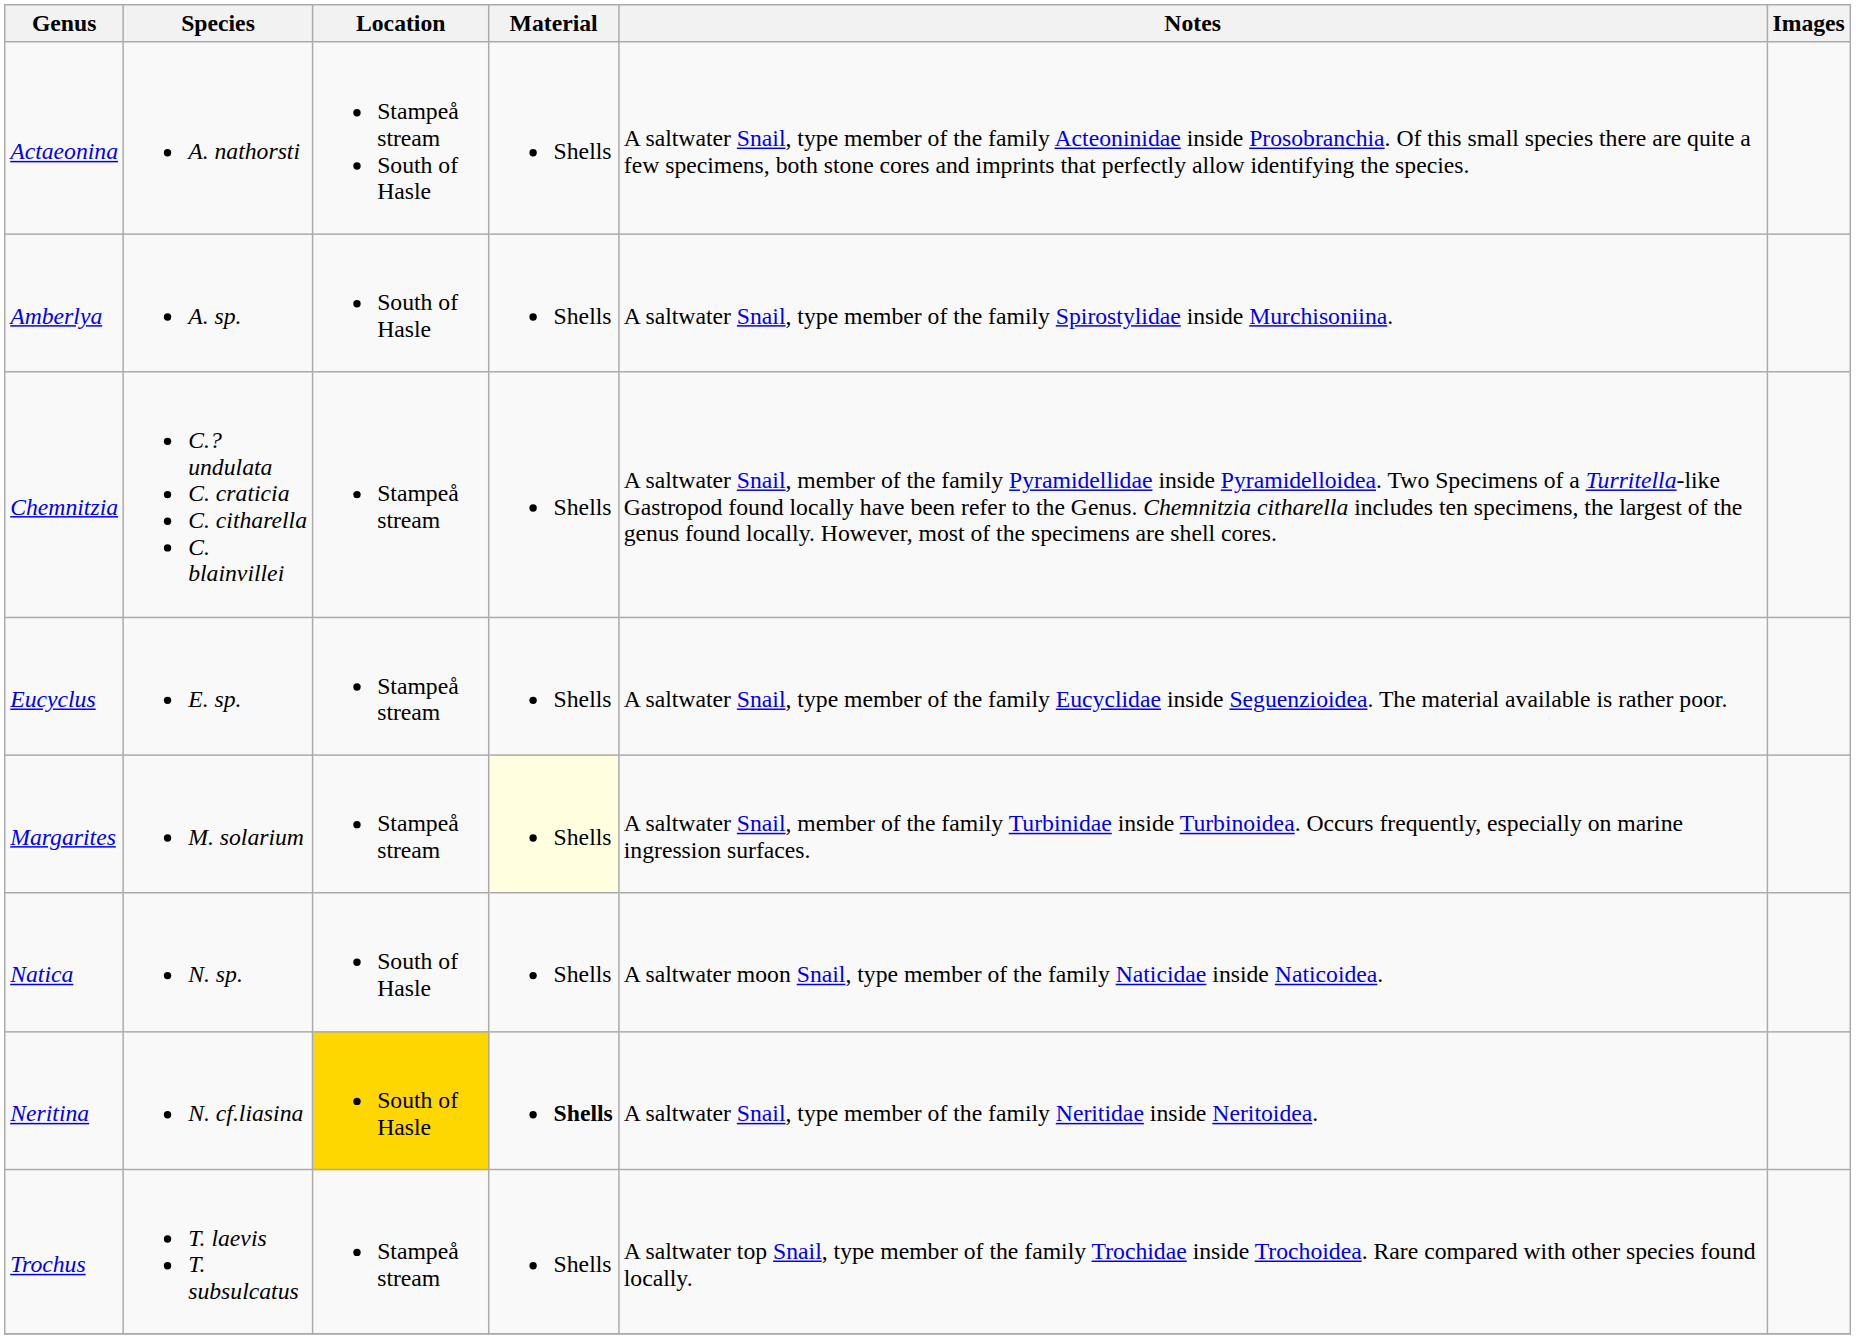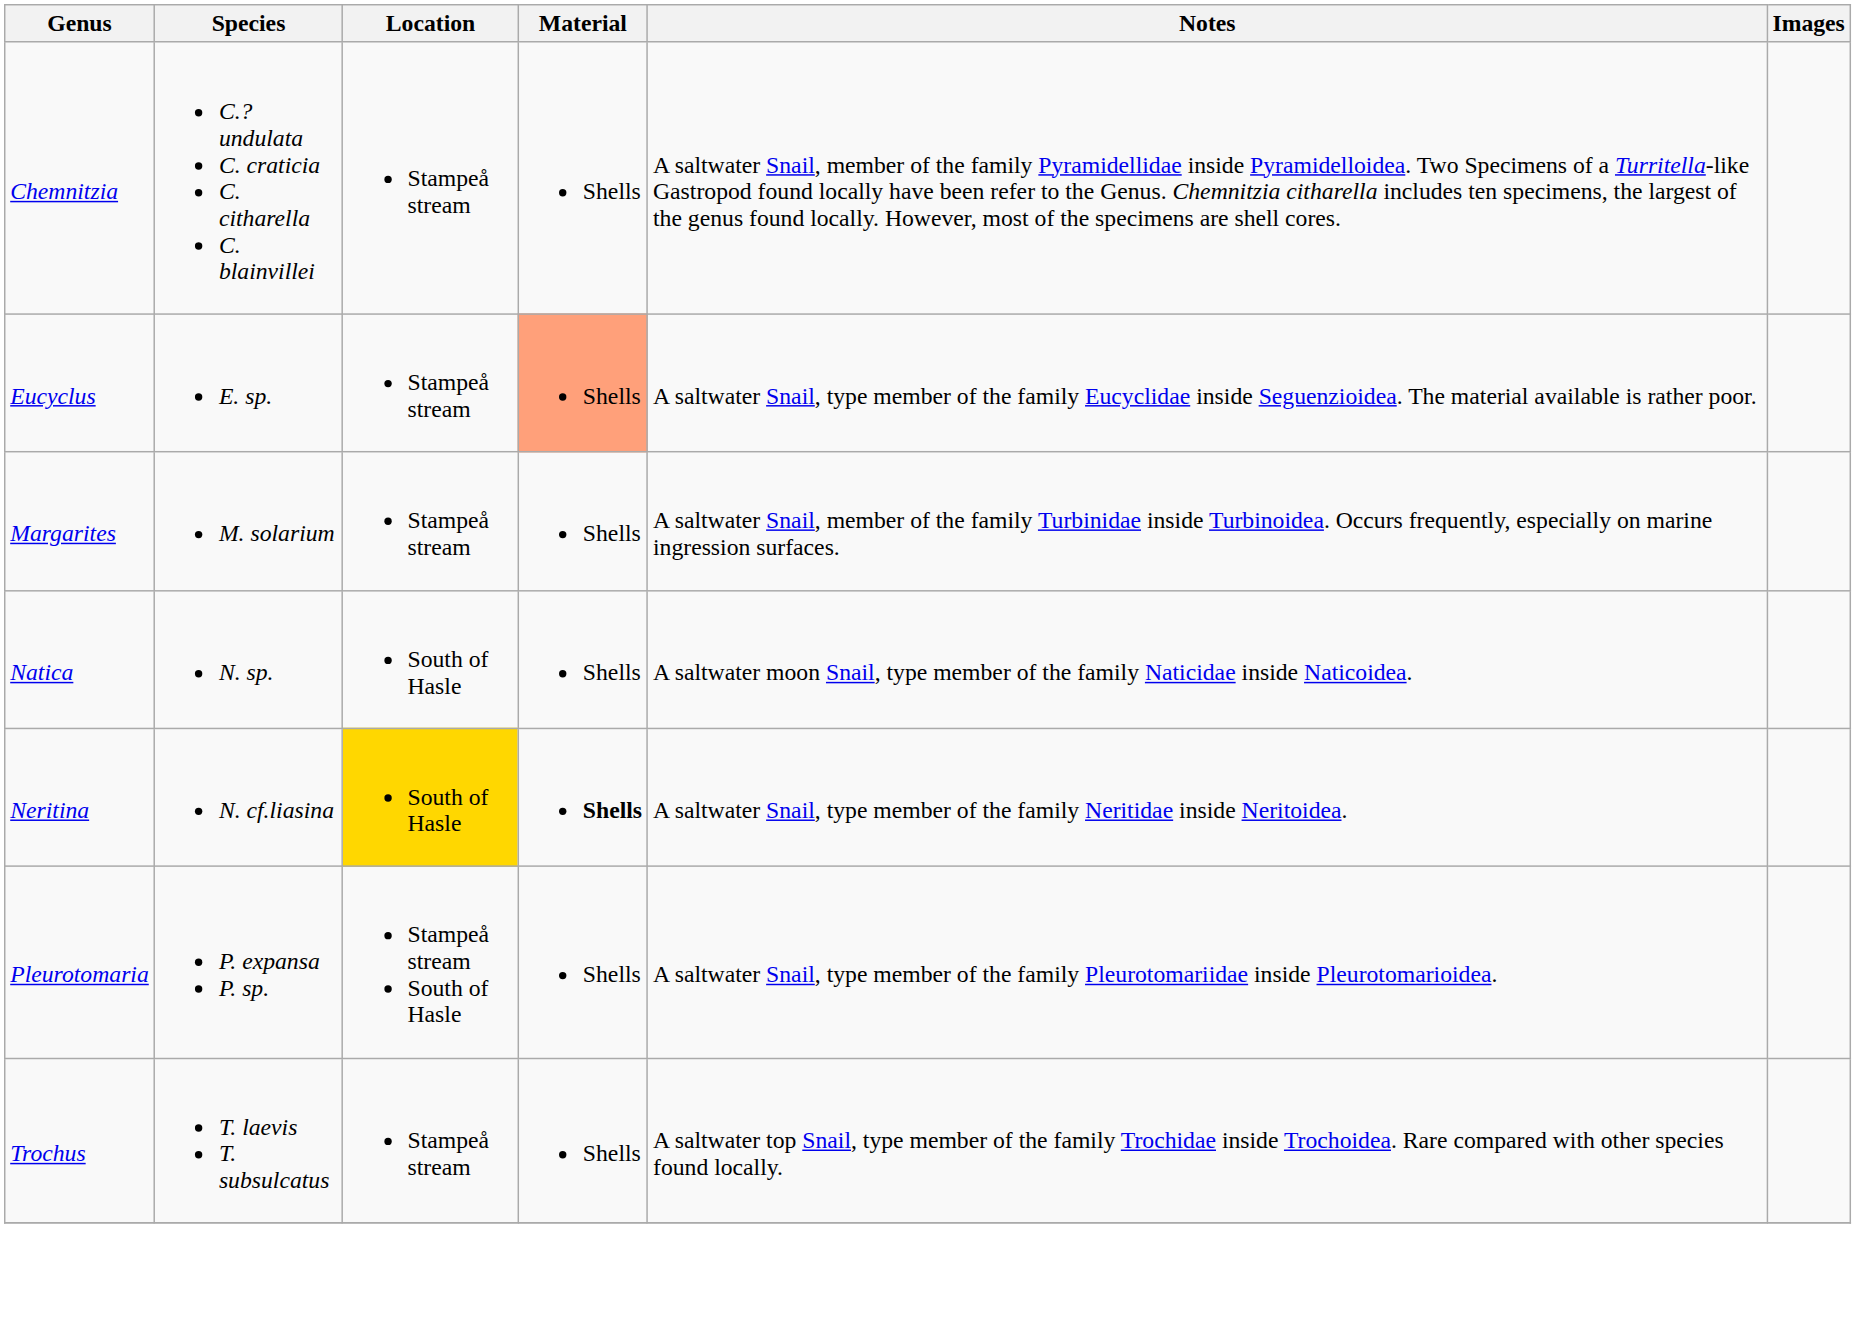- row: (64, 151)
- row: (56, 315)
(554, 699) no background -> (583, 396) lightsalmon background
(554, 837) lightyellow background -> (583, 534) no background
+ row: (79, 975)
